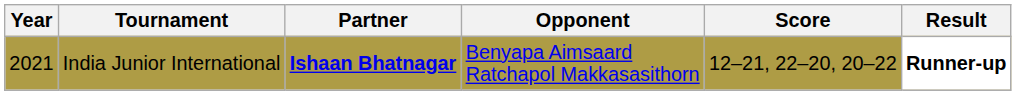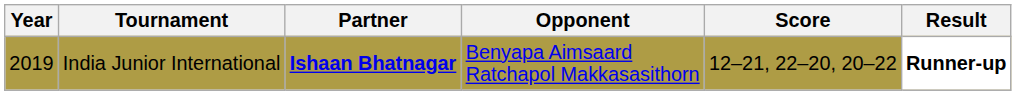(31, 63) 2021 -> (31, 63) 2019
